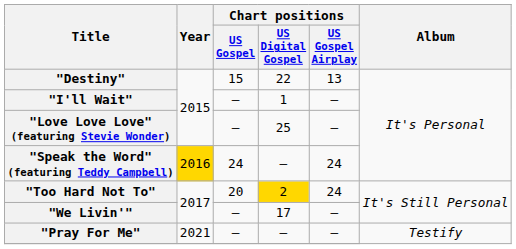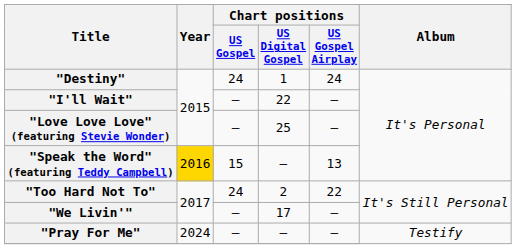(236, 79) 15 -> (236, 79) 24
(283, 79) 22 -> (283, 79) 1
(334, 79) 13 -> (334, 79) 24
(283, 100) 1 -> (283, 100) 22
(236, 163) 24 -> (236, 163) 15
(334, 163) 24 -> (334, 163) 13
(236, 192) 20 -> (236, 192) 24
(283, 192) gold background -> (283, 192) no background
(334, 192) 24 -> (334, 192) 22
(195, 233) 2021 -> (195, 233) 2024
